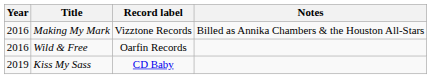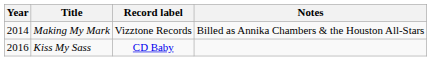(18, 30) 2016 -> (18, 30) 2014
- row: (61, 47)
(18, 64) 2019 -> (18, 47) 2016
